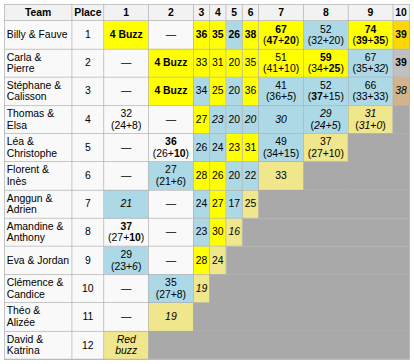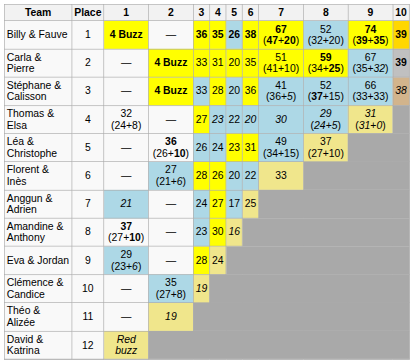(201, 91) 34 -> (201, 91) 33
(218, 91) 25 -> (218, 91) 28
(234, 119) 20 -> (234, 119) 22
